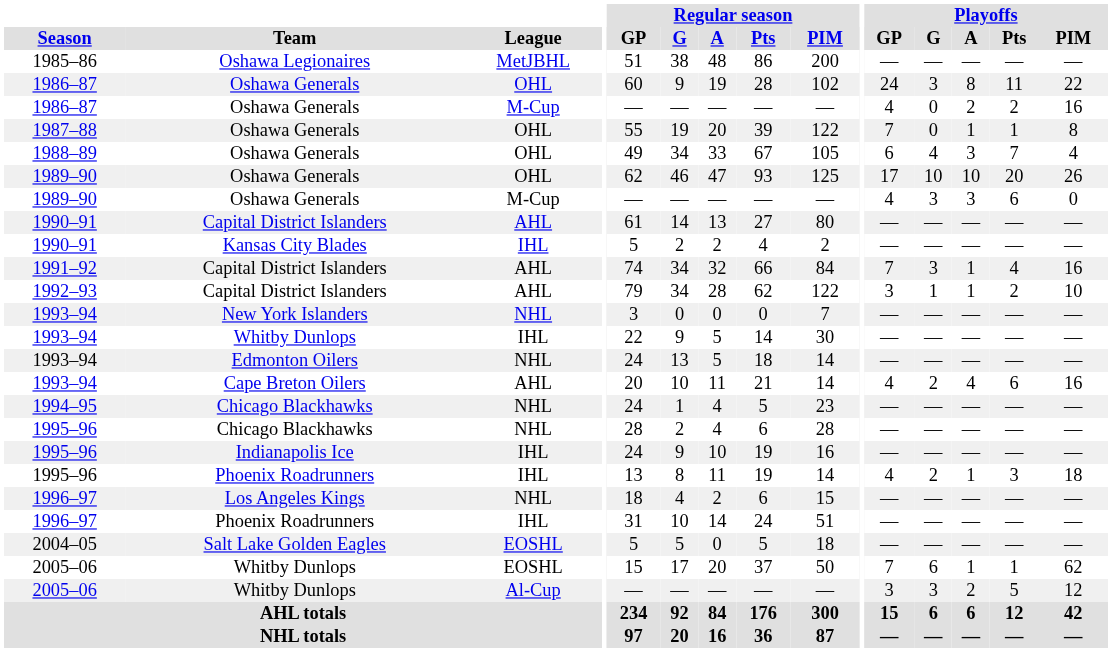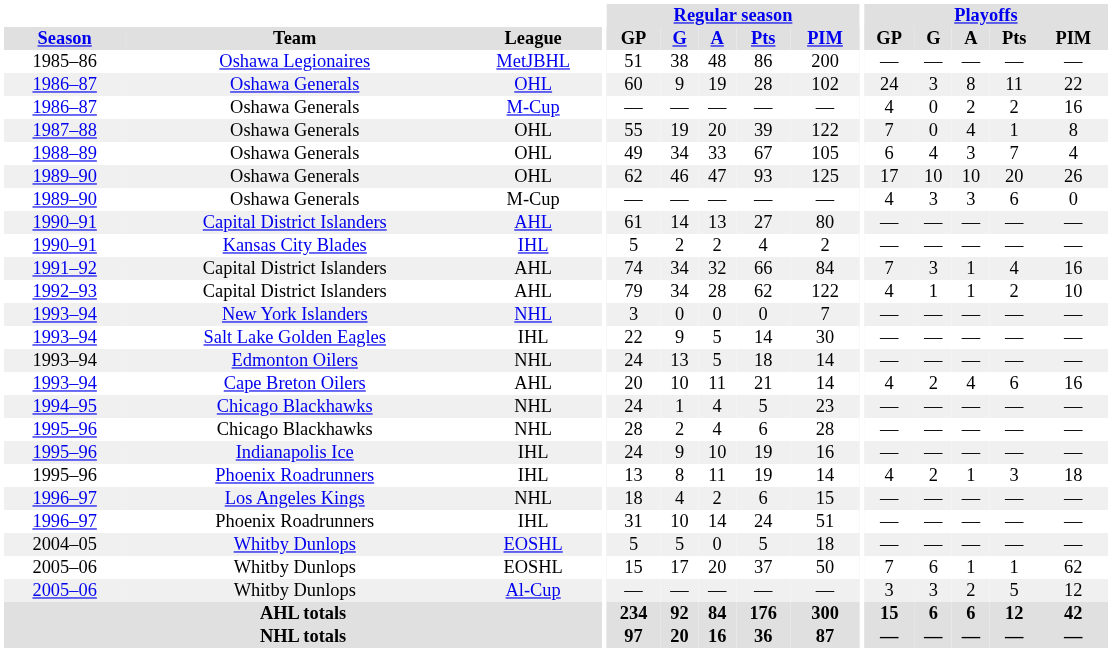(971, 130) 1 -> (971, 130) 4
(889, 291) 3 -> (889, 291) 4
(295, 337) Whitby Dunlops -> (295, 337) Salt Lake Golden Eagles
(295, 544) Salt Lake Golden Eagles -> (295, 544) Whitby Dunlops
